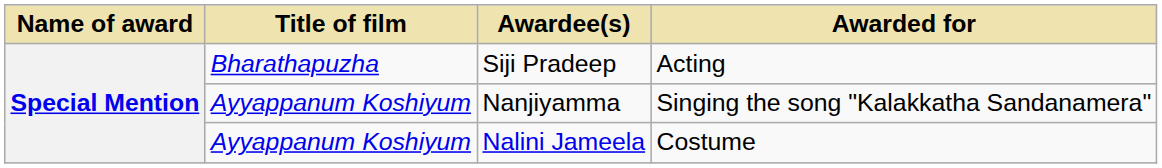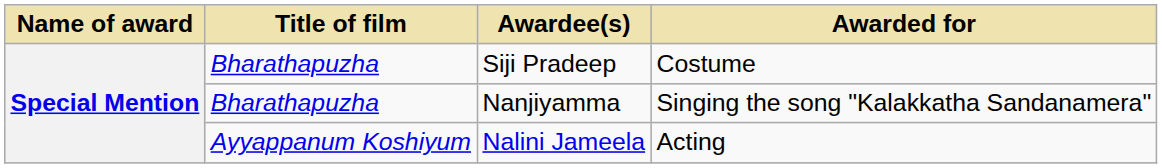(691, 63) Acting -> (706, 63) Costume
(341, 102) Ayyappanum Koshiyum -> (295, 102) Bharathapuzha
(706, 142) Costume -> (691, 142) Acting
